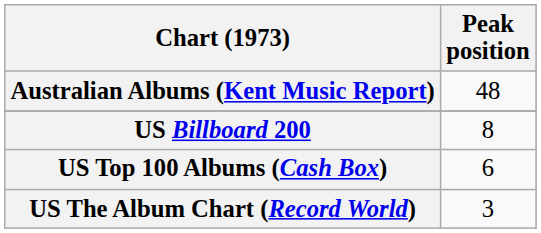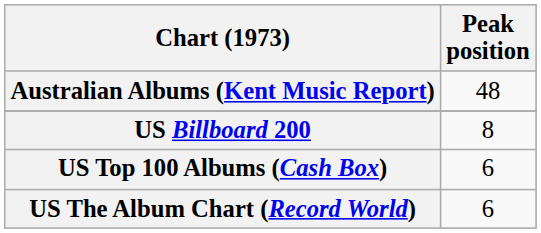(488, 208) 3 -> (488, 208) 6
